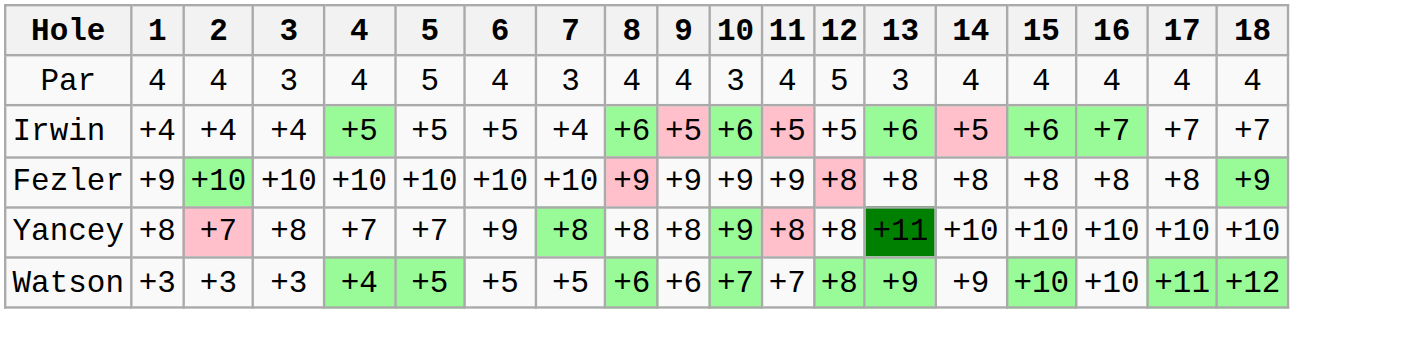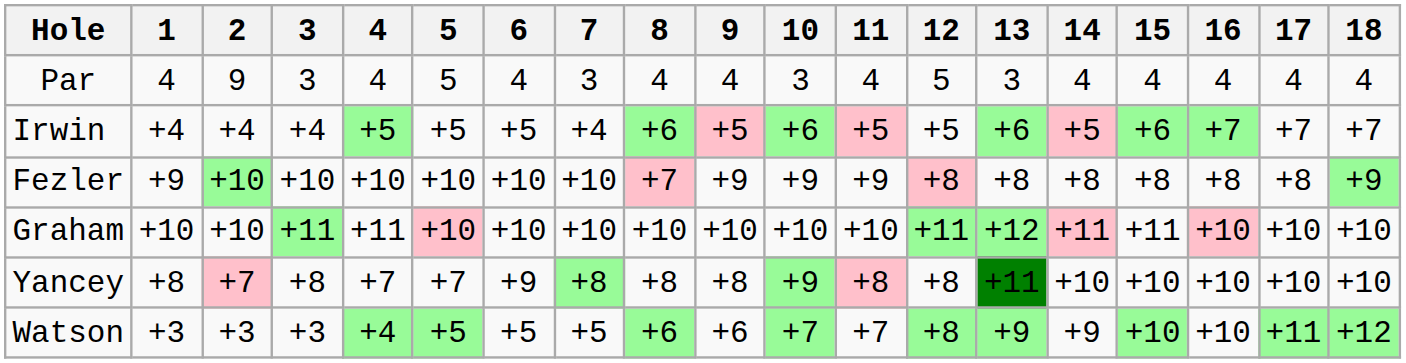(218, 81) 4 -> (237, 81) 9
(632, 182) +9 -> (660, 182) +7
+ row: (68, 232)
